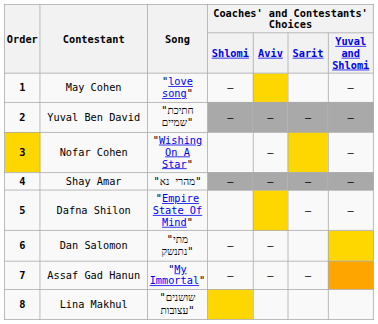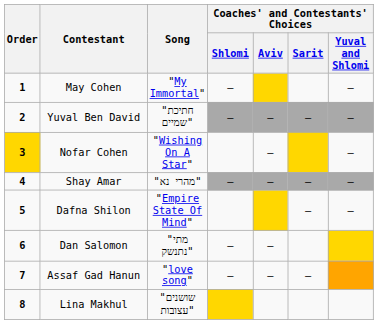(177, 88) "love song" -> (177, 88) "My Immortal"
(177, 275) "My Immortal" -> (177, 275) "love song"
